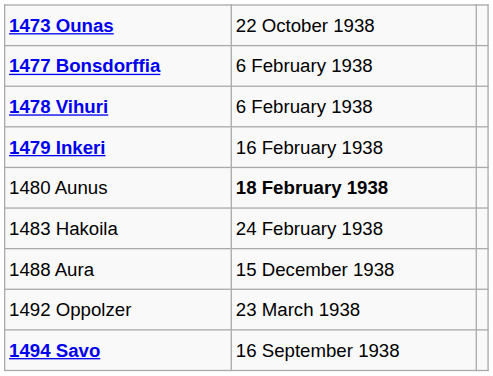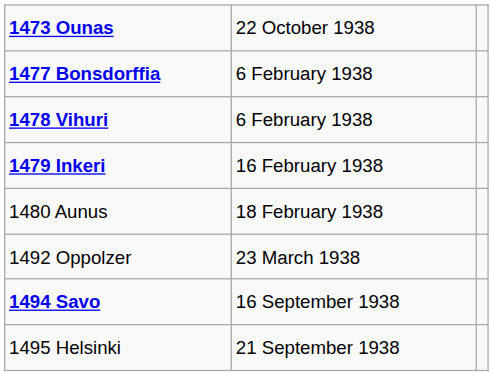(312, 188) bold -> (309, 211) normal
- row: (63, 229)
- row: (52, 269)
+ row: (65, 348)
